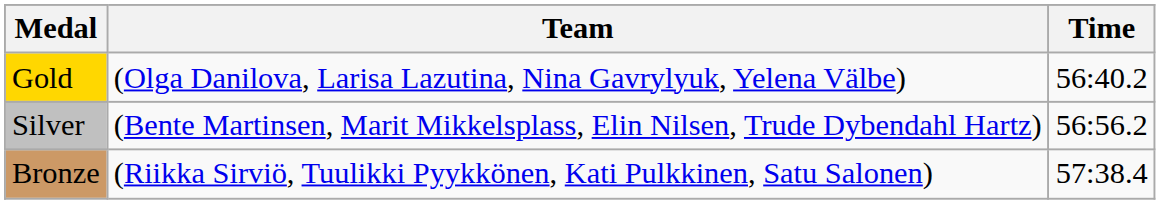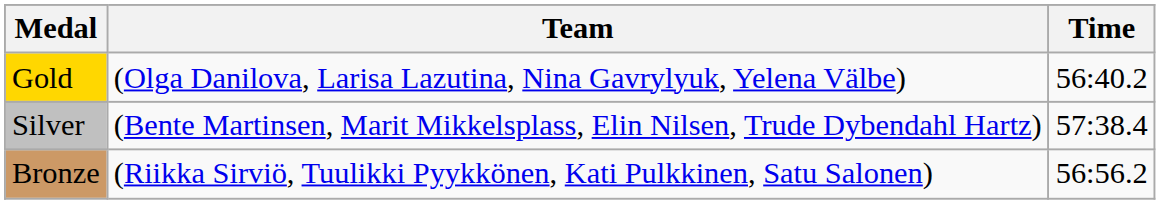(1102, 125) 56:56.2 -> (1102, 125) 57:38.4
(1102, 173) 57:38.4 -> (1102, 173) 56:56.2
